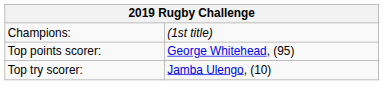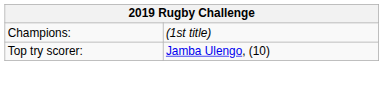- row: (54, 51)
